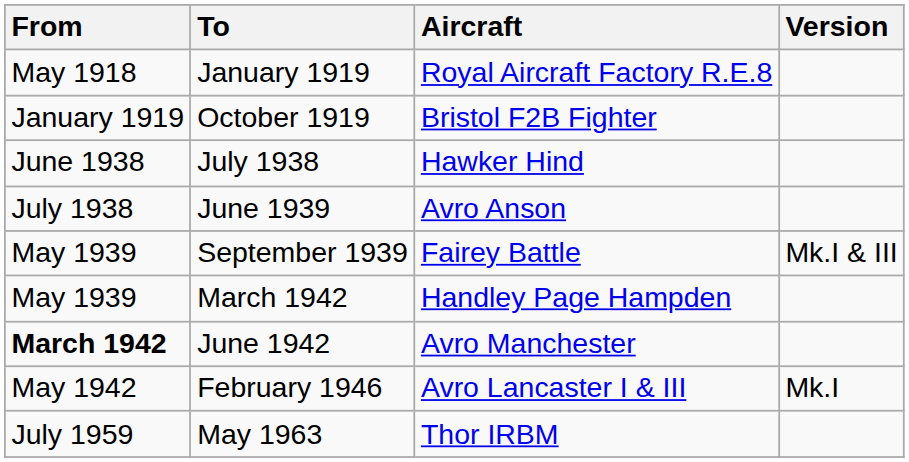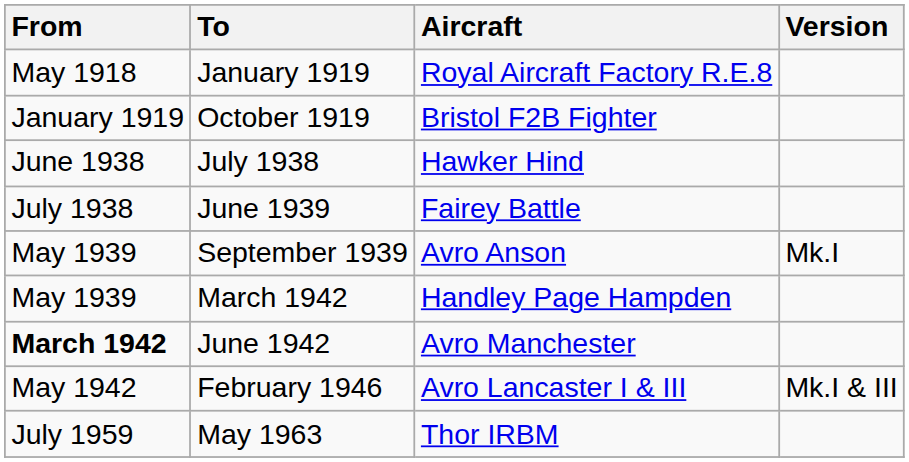(493, 207) Avro Anson -> (501, 207) Fairey Battle
(501, 252) Fairey Battle -> (493, 252) Avro Anson
(842, 252) Mk.I & III -> (812, 252) Mk.I
(812, 388) Mk.I -> (842, 388) Mk.I & III
